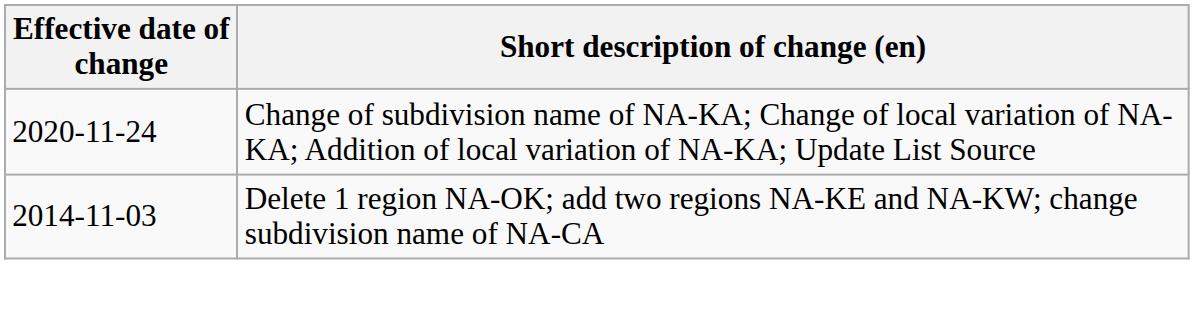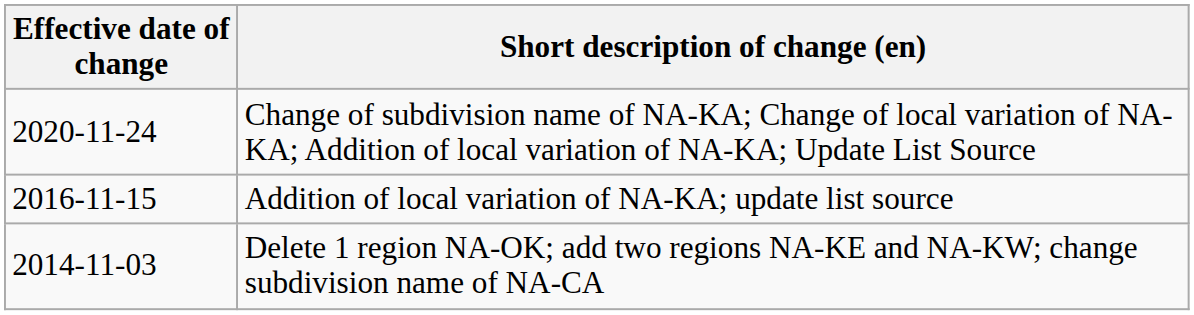+ row: (599, 198)
